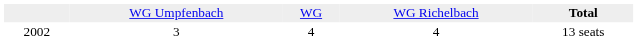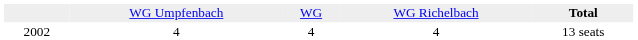(176, 31) 3 -> (176, 31) 4
